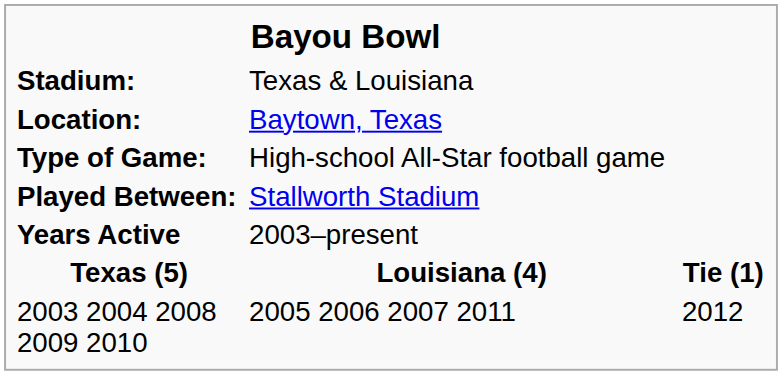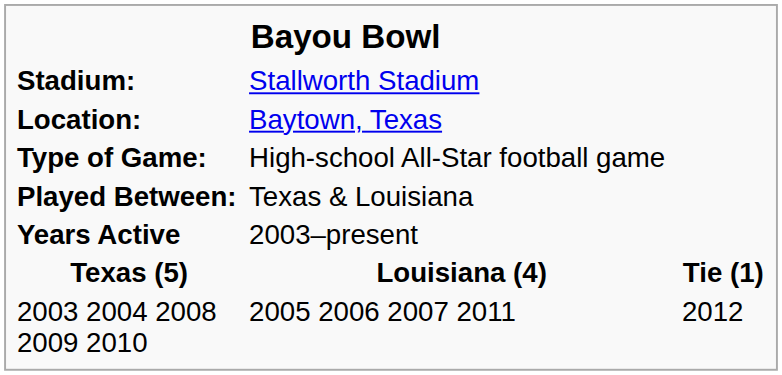(361, 81) Texas & Louisiana -> (364, 81) Stallworth Stadium
(364, 196) Stallworth Stadium -> (361, 196) Texas & Louisiana
